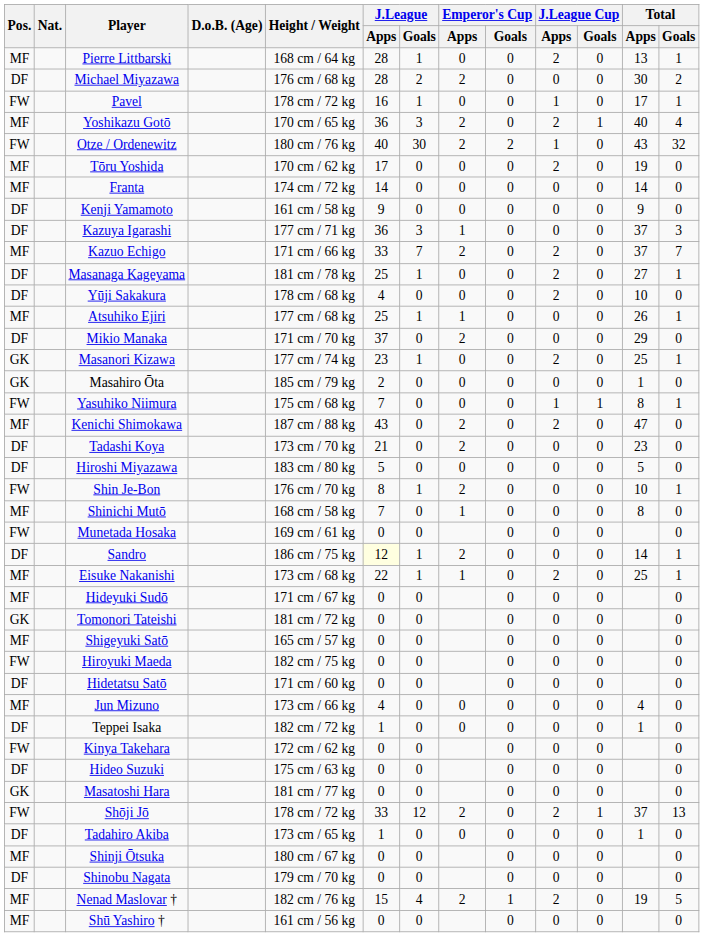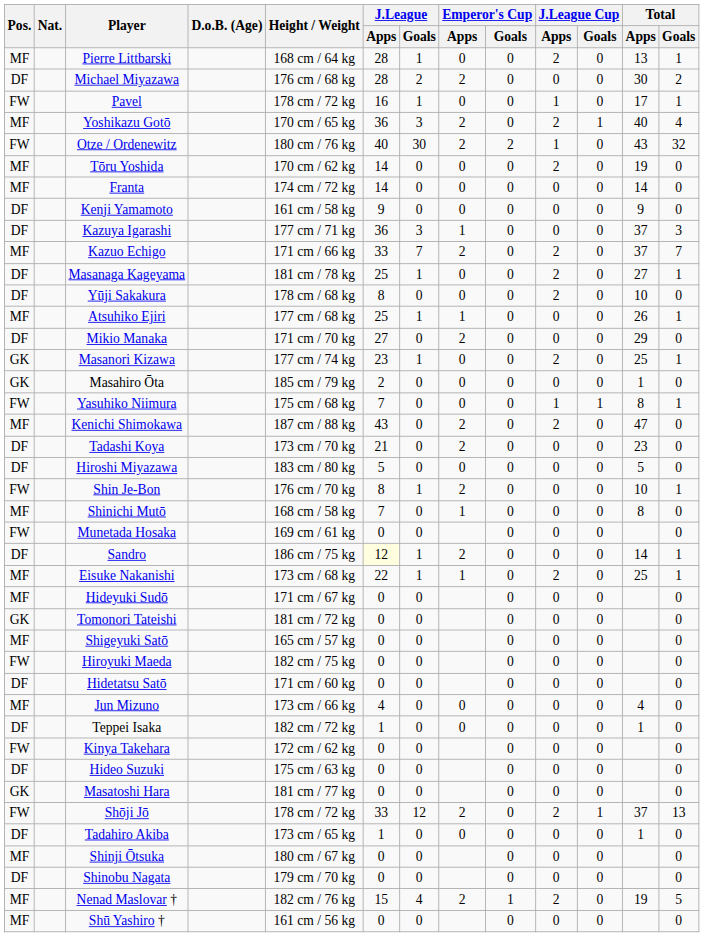(381, 166) 17 -> (381, 166) 14
(381, 295) 4 -> (381, 295) 8
(381, 338) 37 -> (381, 338) 27
